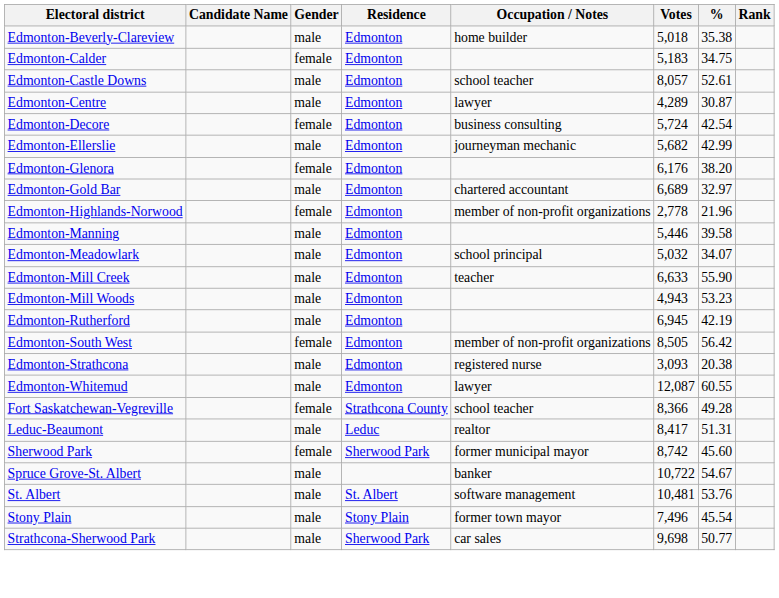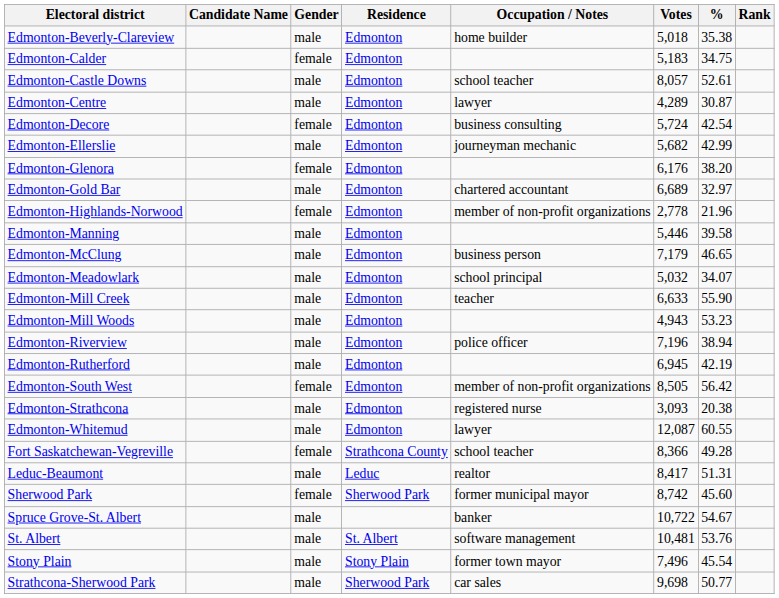+ row: (65, 255)
+ row: (67, 342)
